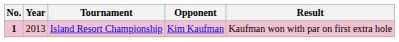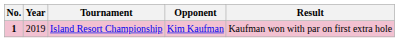(36, 29) 2013 -> (36, 29) 2019
